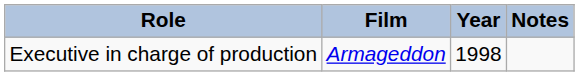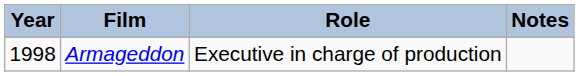columns swapped: (478, 20) <-> (163, 20)
